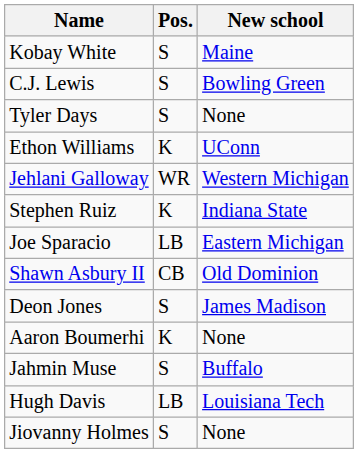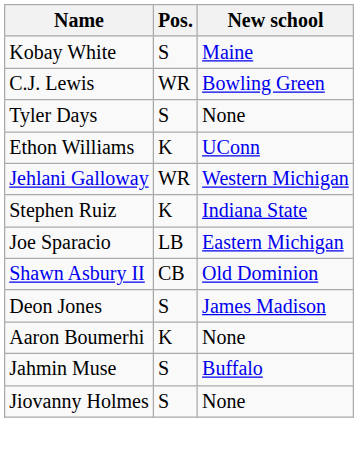(163, 83) S -> (174, 83) WR
- row: (57, 400)
